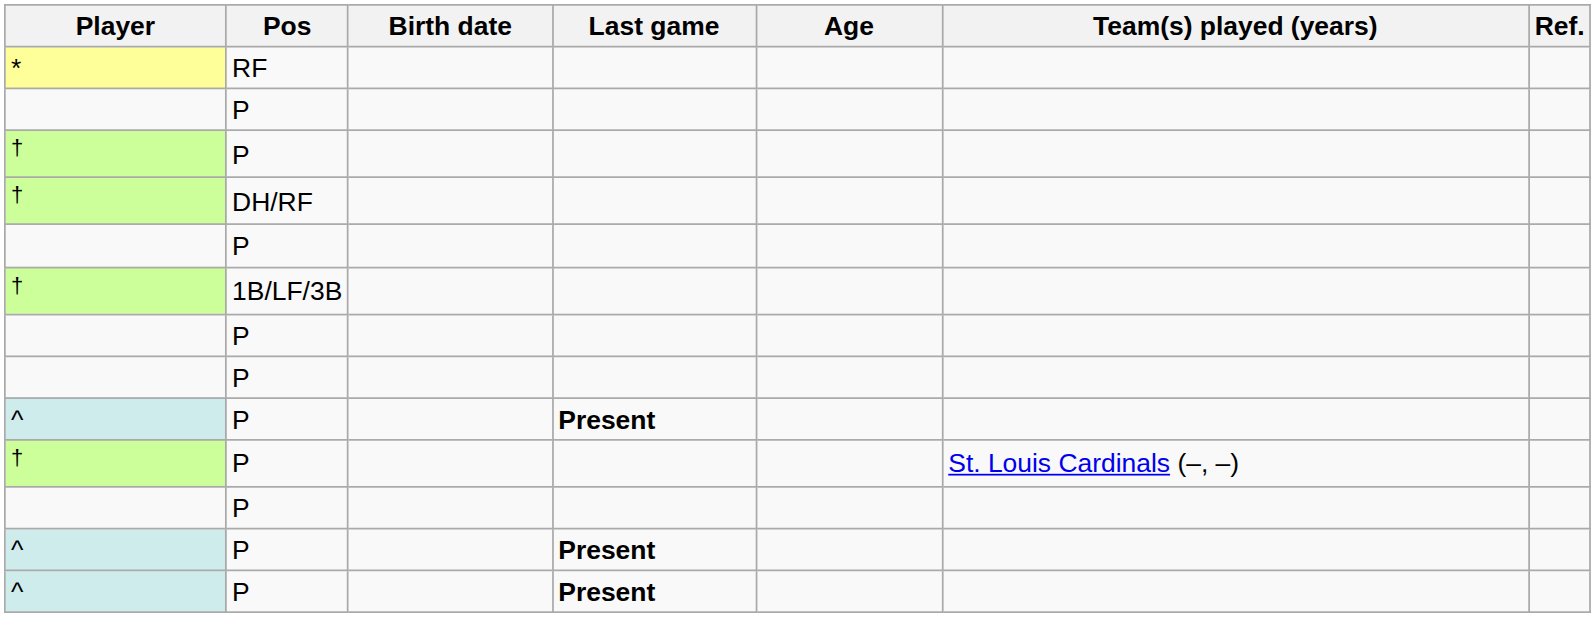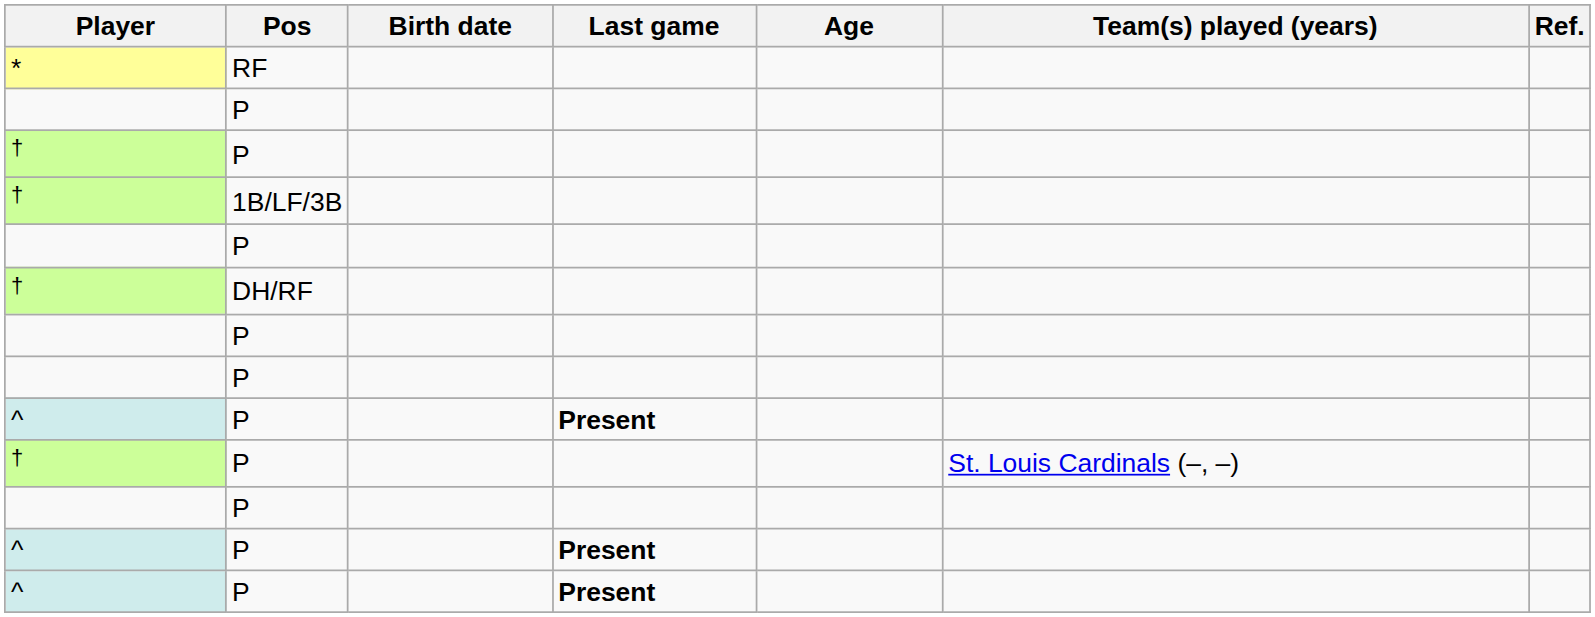rows swapped: (17, 196) <-> (17, 285)
